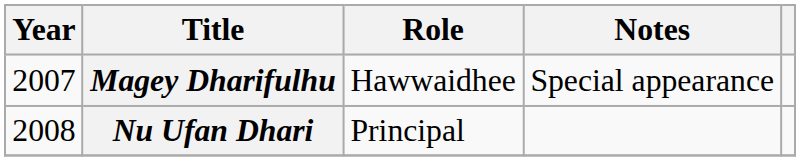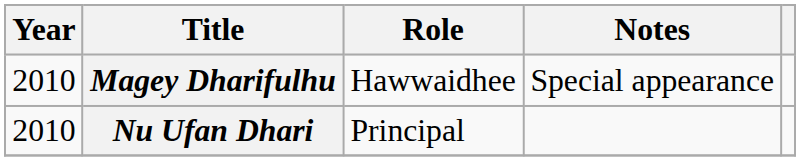(44, 79) 2007 -> (44, 79) 2010
(44, 130) 2008 -> (44, 130) 2010
